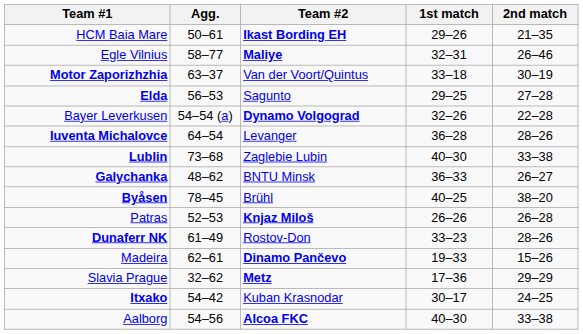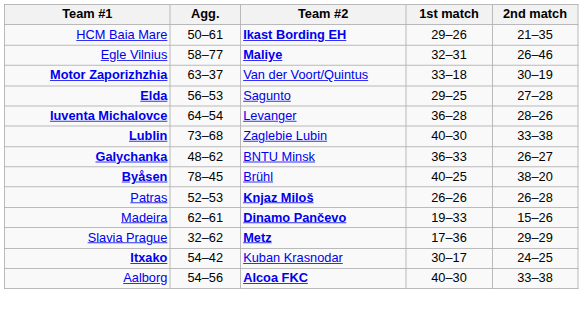- row: (116, 116)
- row: (130, 237)
